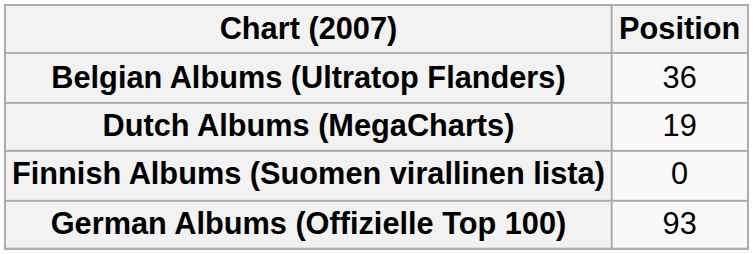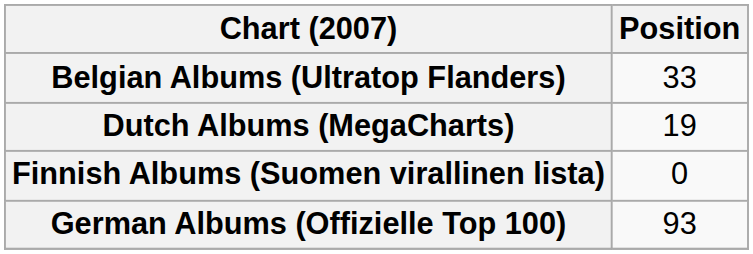(680, 77) 36 -> (680, 77) 33
